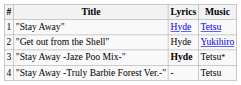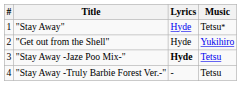(211, 27) Tetsu -> (213, 27) Tetsu*
(213, 57) Tetsu* -> (211, 57) Tetsu
